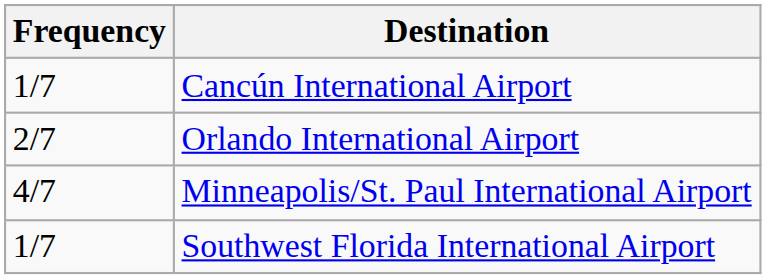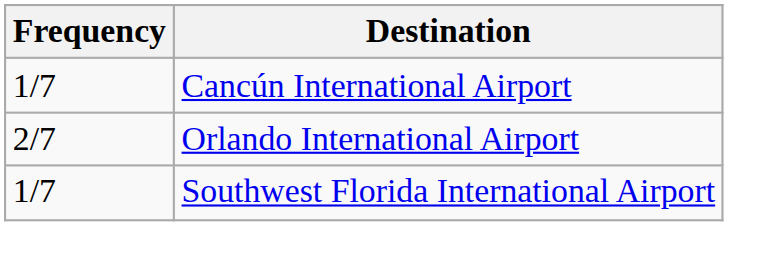- row: (467, 191)
